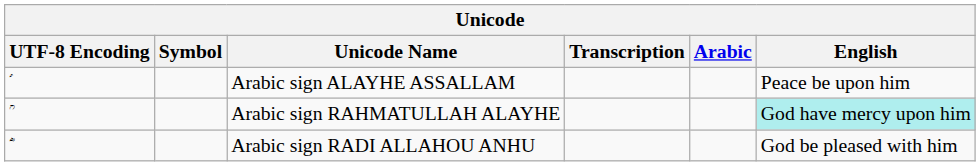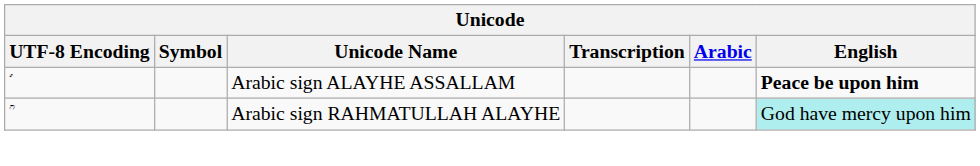(835, 82) normal -> (840, 82) bold
- row: (383, 144)
